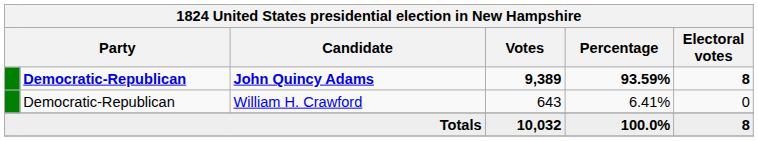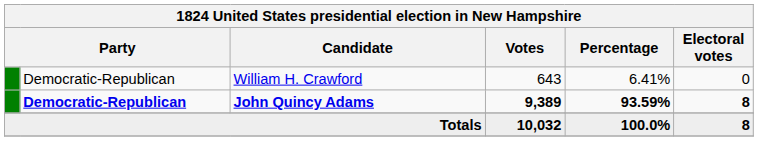rows swapped: (304, 79) <-> (298, 102)
